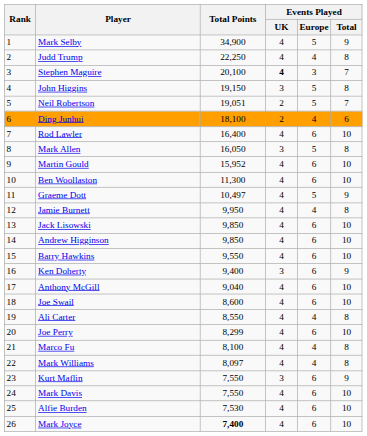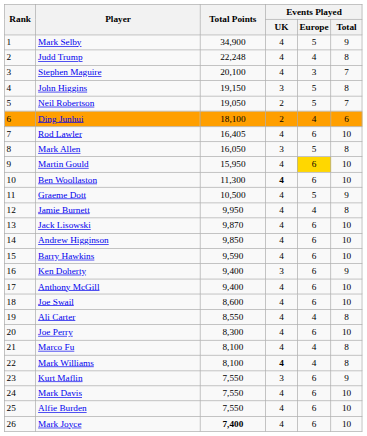(233, 57) 22,250 -> (233, 57) 22,248
(281, 72) bold -> (281, 72) normal
(233, 103) 19,051 -> (233, 103) 19,050
(233, 133) 16,400 -> (233, 133) 16,405
(233, 164) 15,952 -> (233, 164) 15,950
(314, 164) no background -> (314, 164) gold background
(281, 179) normal -> (281, 179) bold
(233, 194) 10,497 -> (233, 194) 10,500
(233, 225) 9,850 -> (233, 225) 9,870
(233, 255) 9,550 -> (233, 255) 9,590
(233, 286) 9,040 -> (233, 286) 9,400
(233, 332) 8,299 -> (233, 332) 8,300
(233, 362) 8,097 -> (233, 362) 8,100
(281, 362) normal -> (281, 362) bold
(233, 408) 7,530 -> (233, 408) 7,550
